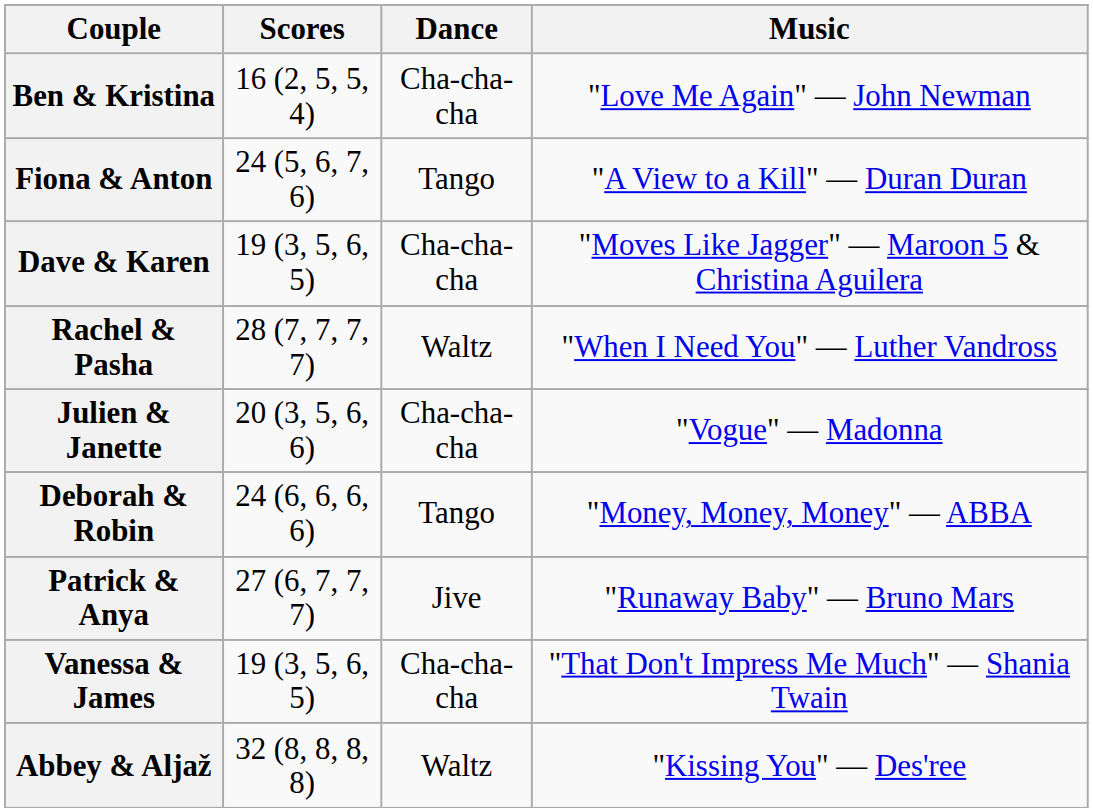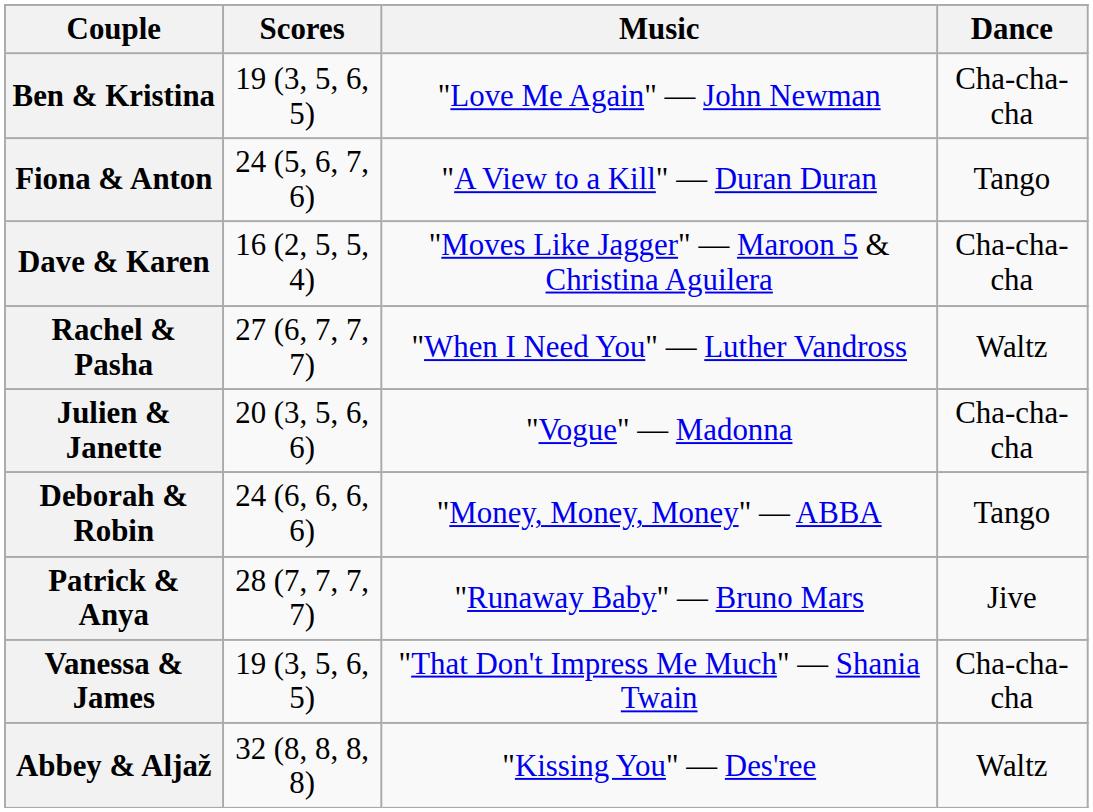columns swapped: (457, 28) <-> (809, 28)
(302, 95) 16 (2, 5, 5, 4) -> (302, 95) 19 (3, 5, 6, 5)
(302, 262) 19 (3, 5, 6, 5) -> (302, 262) 16 (2, 5, 5, 4)
(302, 346) 28 (7, 7, 7, 7) -> (302, 346) 27 (6, 7, 7, 7)
(302, 597) 27 (6, 7, 7, 7) -> (302, 597) 28 (7, 7, 7, 7)
